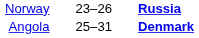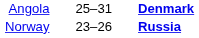rows swapped: (29, 27) <-> (27, 9)
